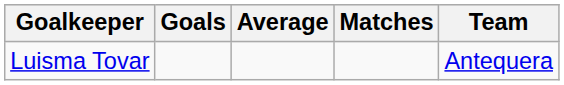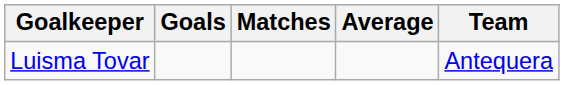columns swapped: (387, 23) <-> (283, 23)
